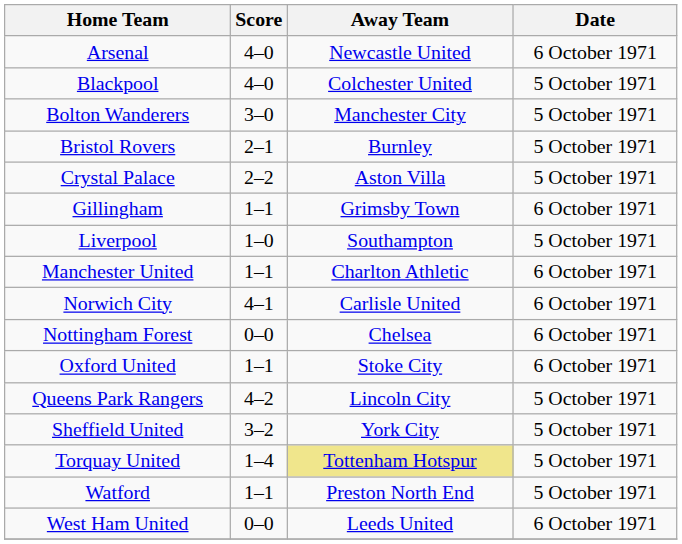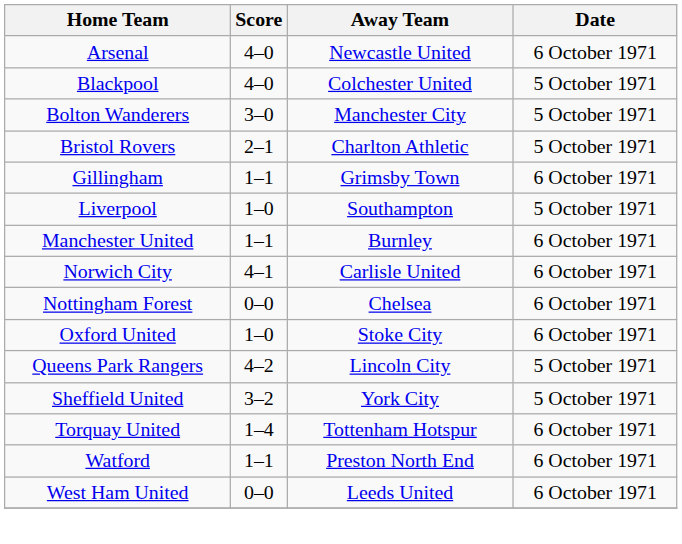(400, 146) Burnley -> (400, 146) Charlton Athletic
- row: (118, 177)
(400, 271) Charlton Athletic -> (400, 240) Burnley
(259, 366) 1–1 -> (259, 334) 1–0
(400, 460) khaki background -> (400, 429) no background
(595, 460) 5 October 1971 -> (595, 429) 6 October 1971
(595, 492) 5 October 1971 -> (595, 460) 6 October 1971
